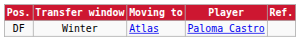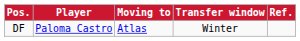columns swapped: (226, 12) <-> (80, 12)
